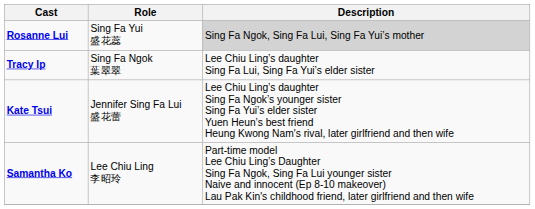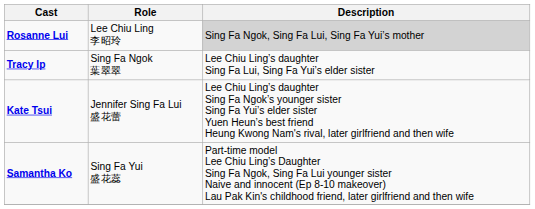(117, 34) Sing Fa Yui 盛花蕊 -> (122, 34) Lee Chiu Ling 李昭玲
(122, 172) Lee Chiu Ling 李昭玲 -> (117, 172) Sing Fa Yui 盛花蕊
